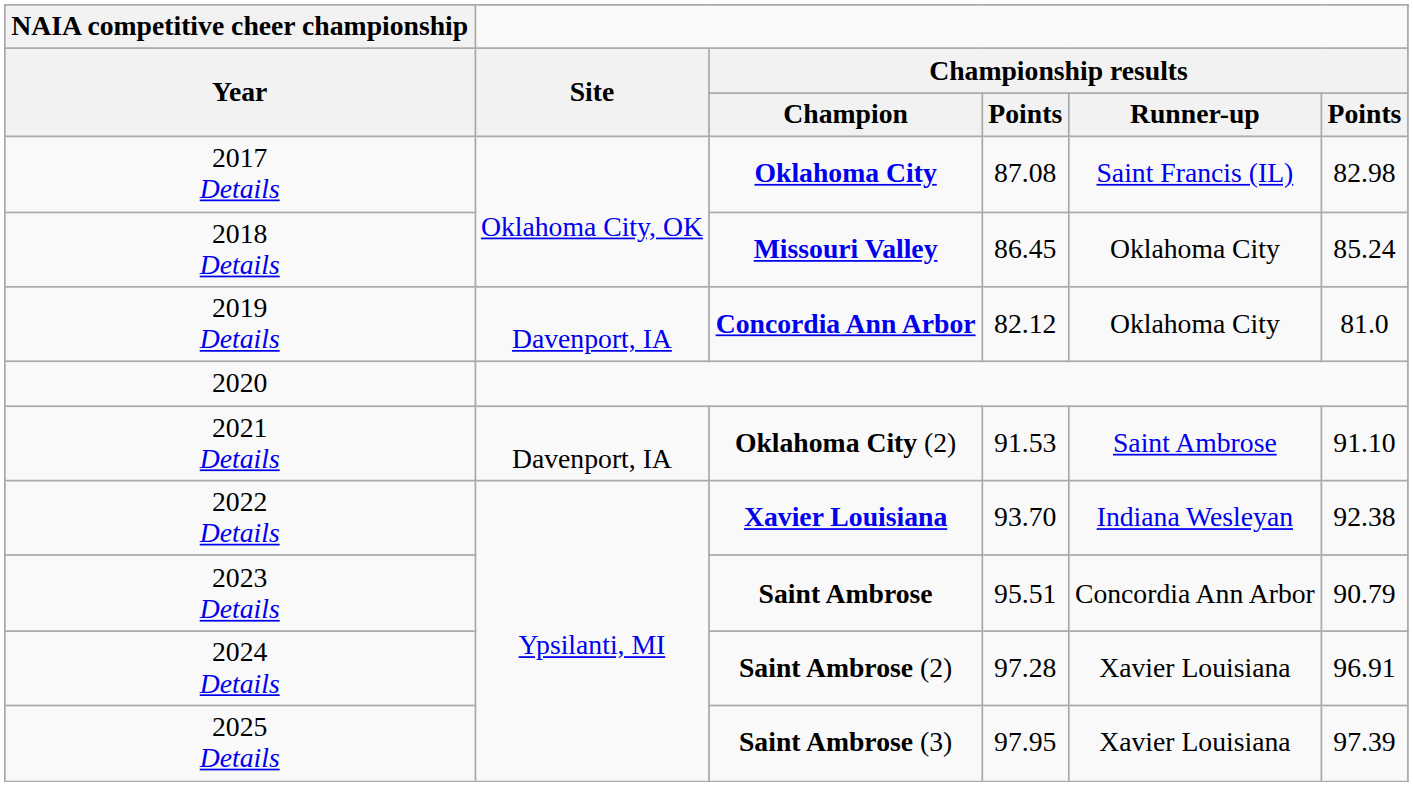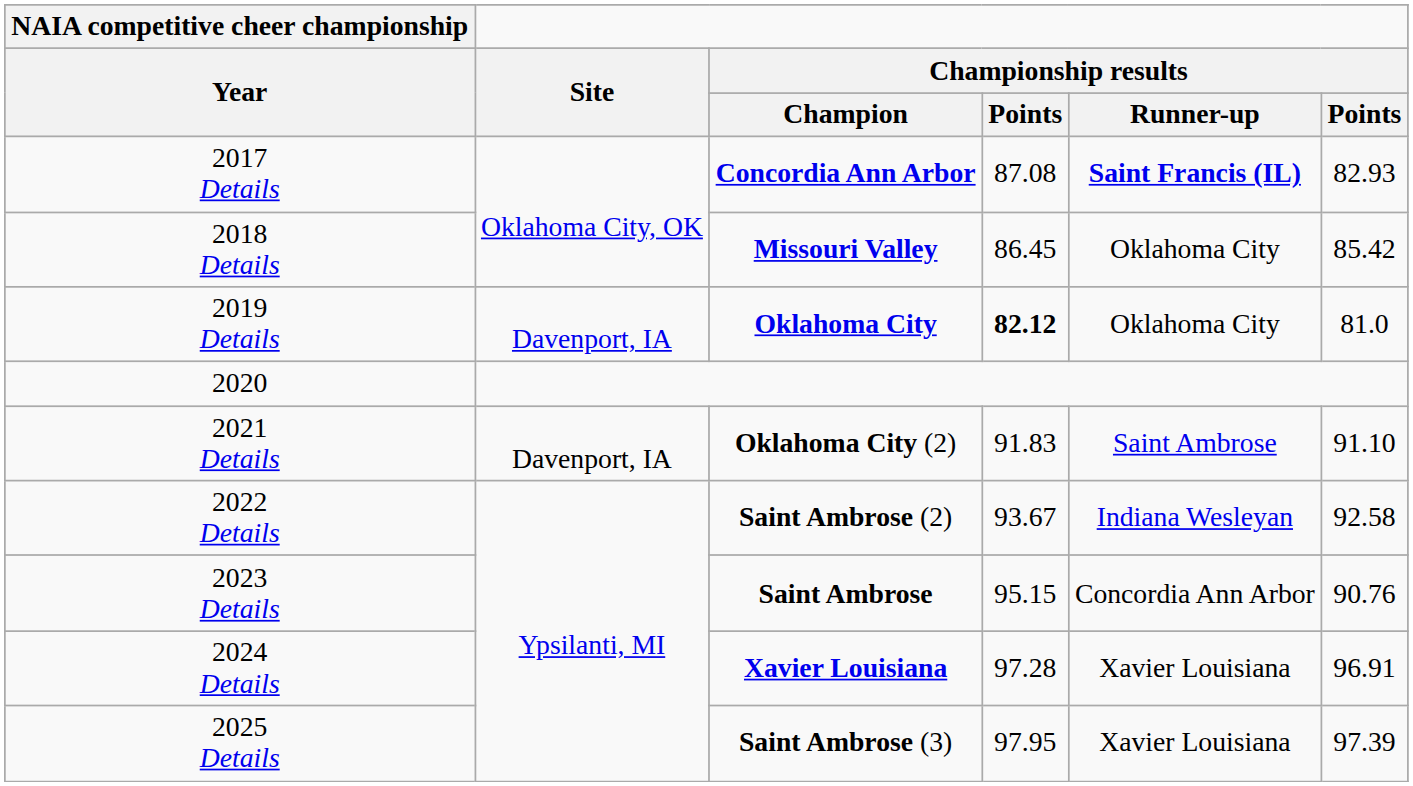(846, 173) Oklahoma City -> (846, 173) Concordia Ann Arbor
(1195, 173) normal -> (1195, 173) bold
(1364, 173) 82.98 -> (1364, 173) 82.93
(1364, 248) 85.24 -> (1364, 248) 85.42
(846, 323) Concordia Ann Arbor -> (846, 323) Oklahoma City
(1025, 323) normal -> (1025, 323) bold
(1025, 442) 91.53 -> (1025, 442) 91.83
(846, 517) Xavier Louisiana -> (846, 517) Saint Ambrose (2)
(1025, 517) 93.70 -> (1025, 517) 93.67
(1364, 517) 92.38 -> (1364, 517) 92.58
(1025, 592) 95.51 -> (1025, 592) 95.15
(1364, 592) 90.79 -> (1364, 592) 90.76
(846, 667) Saint Ambrose (2) -> (846, 667) Xavier Louisiana
